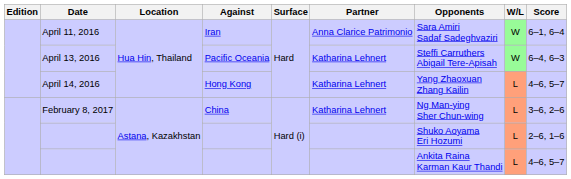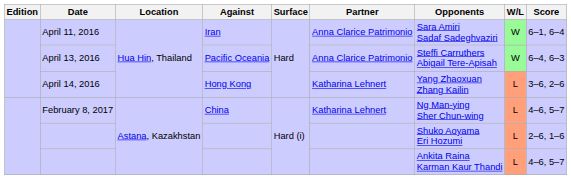(349, 57) Katharina Lehnert -> (362, 57) Anna Clarice Patrimonio
(546, 83) 4–6, 5–7 -> (546, 83) 3–6, 2–6
(546, 109) 3–6, 2–6 -> (546, 109) 4–6, 5–7
